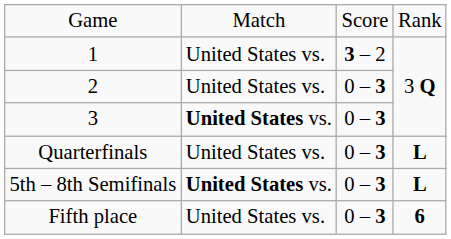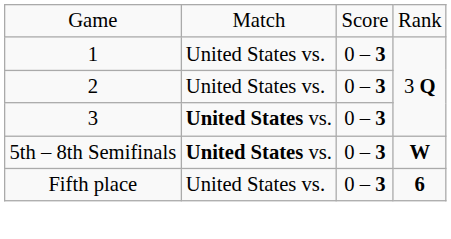(365, 53) 3 – 2 -> (365, 53) 0 – 3
- row: (93, 151)
(420, 184) L -> (420, 151) W
